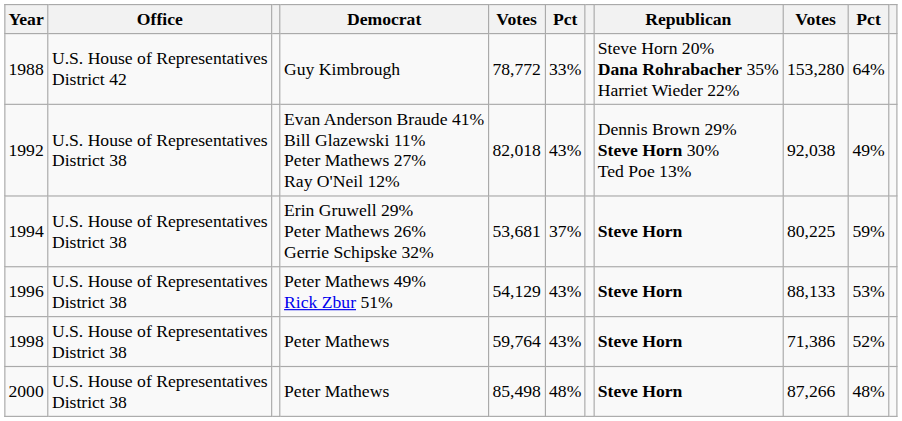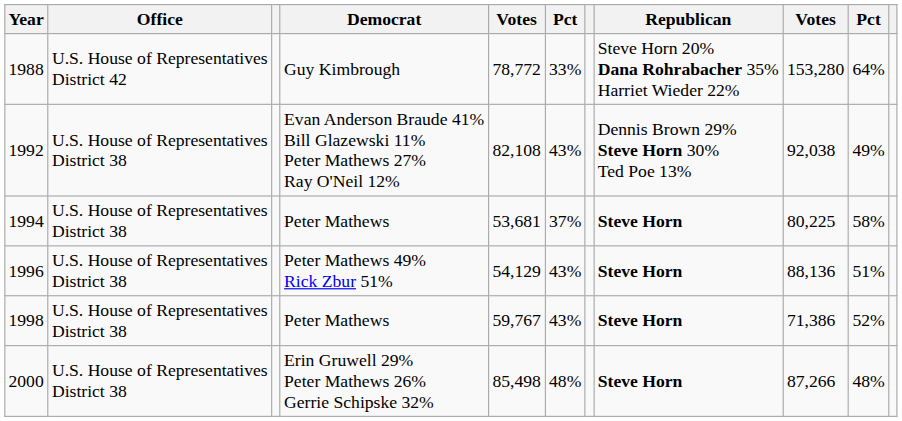(517, 150) 82,018 -> (517, 150) 82,108
(359, 231) Erin Gruwell 29% Peter Mathews 26% Gerrie Schipske 32% -> (337, 221) Peter Mathews
(869, 231) 59% -> (869, 221) 58%
(811, 291) 88,133 -> (811, 271) 88,136
(869, 291) 53% -> (869, 271) 51%
(517, 341) 59,764 -> (517, 320) 59,767
(337, 391) Peter Mathews -> (359, 381) Erin Gruwell 29% Peter Mathews 26% Gerrie Schipske 32%
